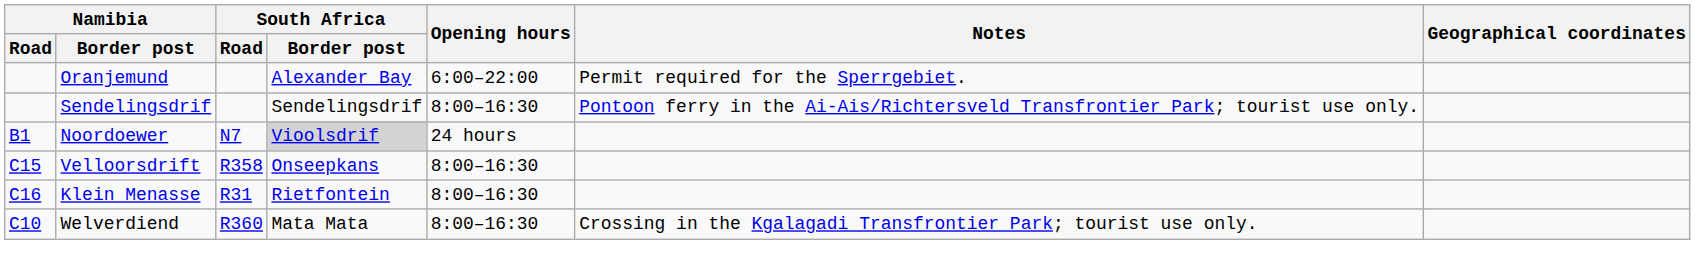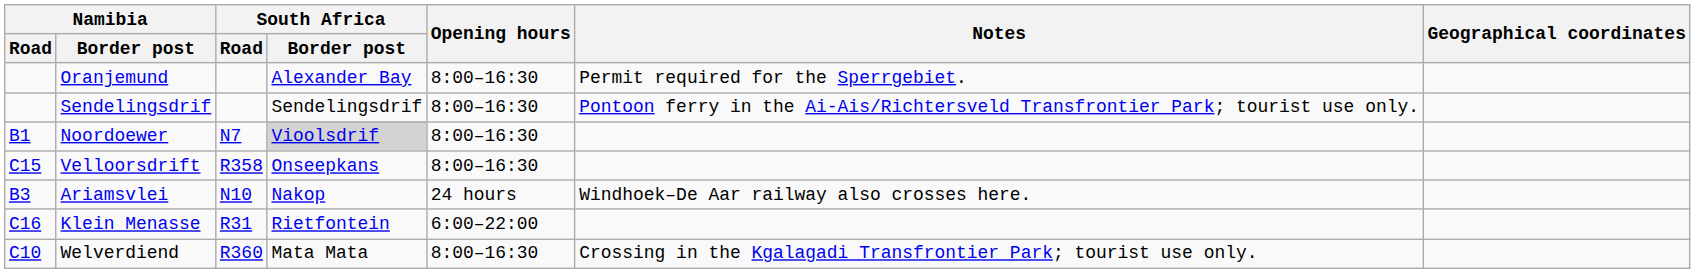(485, 78) 6:00–22:00 -> (485, 78) 8:00–16:30
(474, 136) 24 hours -> (485, 136) 8:00–16:30
+ row: (114, 195)
(485, 195) 8:00–16:30 -> (485, 224) 6:00–22:00
